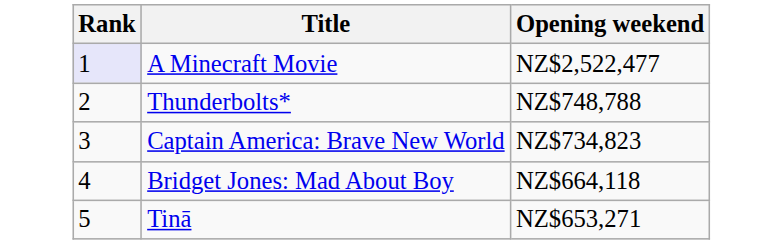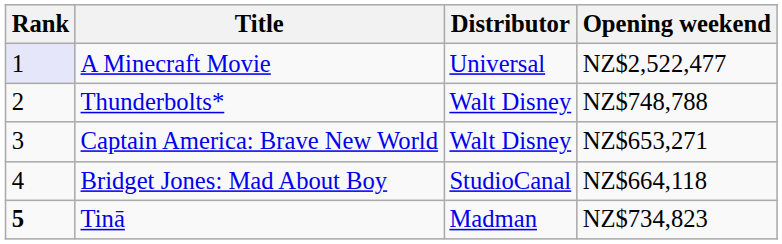+ column: (510, 24)
(579, 141) NZ$734,823 -> (645, 141) NZ$653,271
(84, 219) normal -> (18, 219) bold
(579, 219) NZ$653,271 -> (645, 219) NZ$734,823
